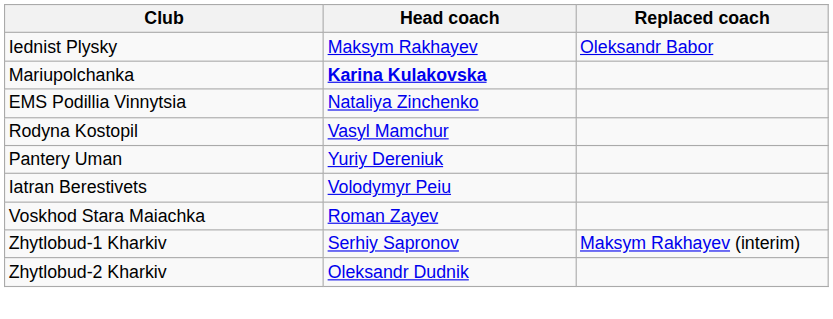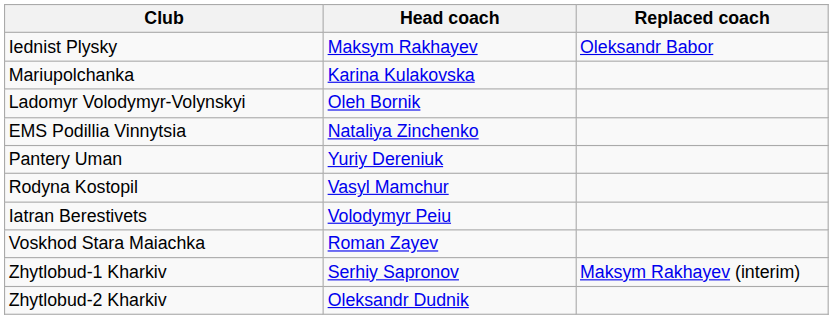(407, 74) bold -> (401, 74) normal
+ row: (127, 103)
rows swapped: (73, 131) <-> (65, 159)
